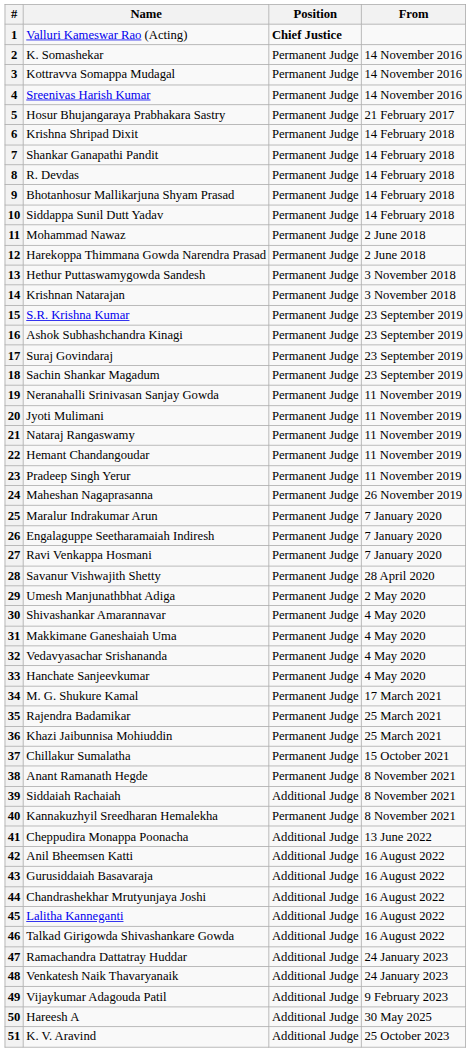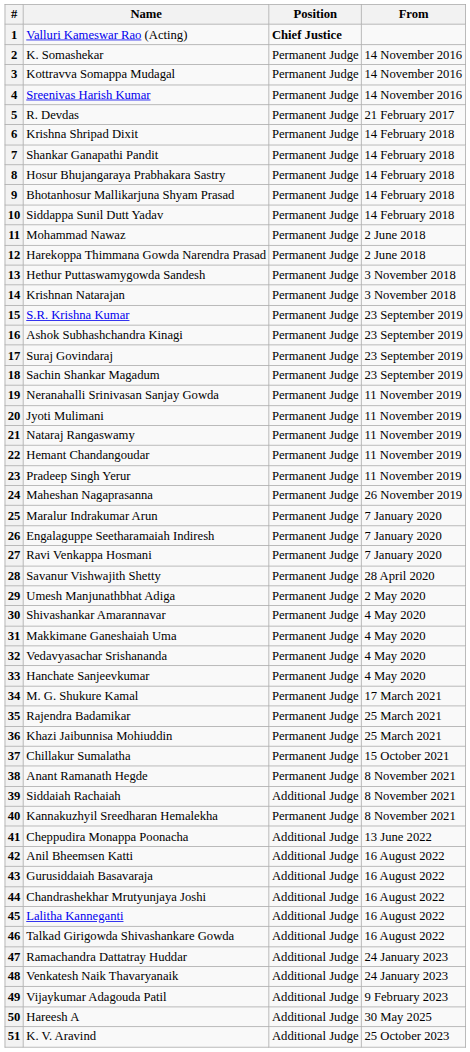(126, 114) Hosur Bhujangaraya Prabhakara Sastry -> (53, 114) R. Devdas
(53, 174) R. Devdas -> (126, 174) Hosur Bhujangaraya Prabhakara Sastry
